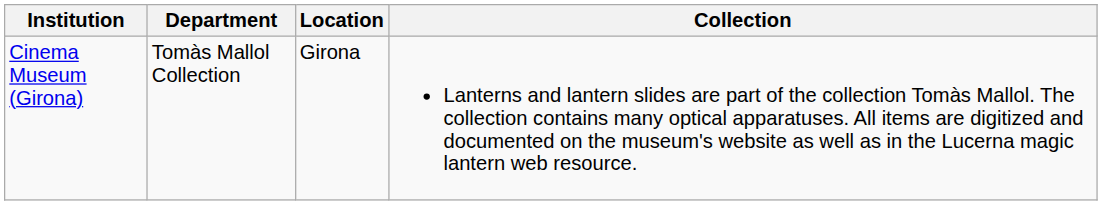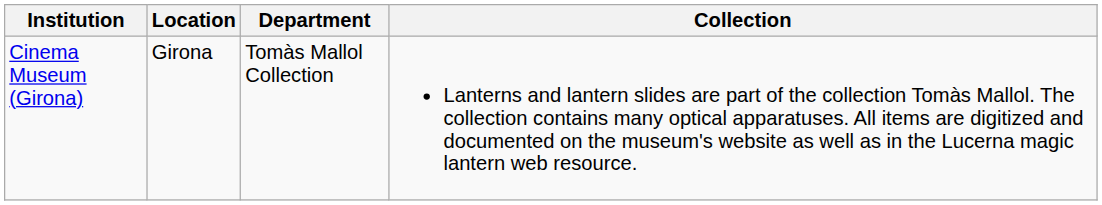columns swapped: (221, 20) <-> (342, 20)
